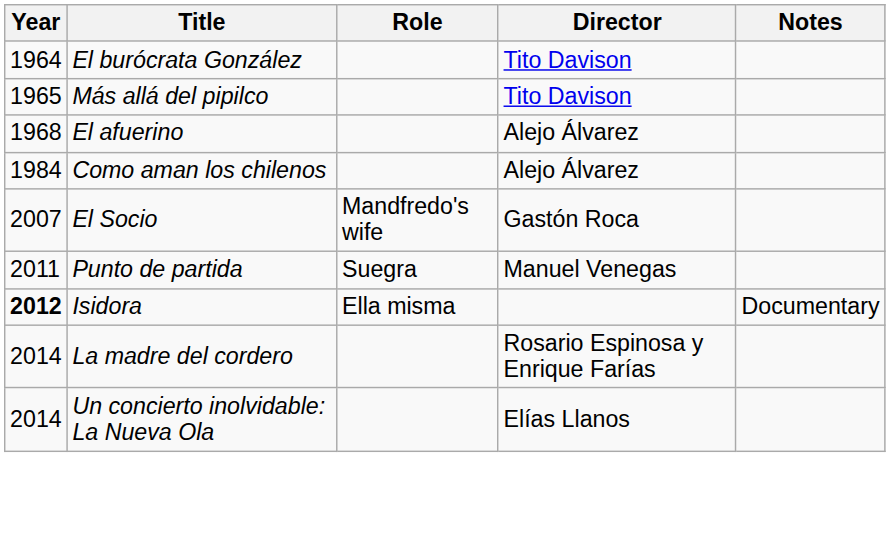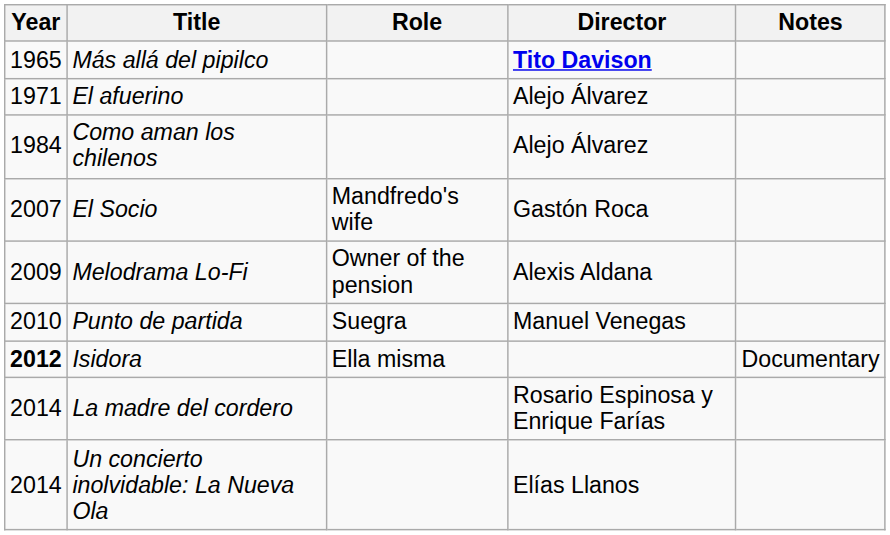- row: (187, 59)
(568, 96) normal -> (582, 59) bold
(36, 133) 1968 -> (36, 96) 1971
+ row: (160, 272)
(35, 269) 2011 -> (36, 321) 2010
